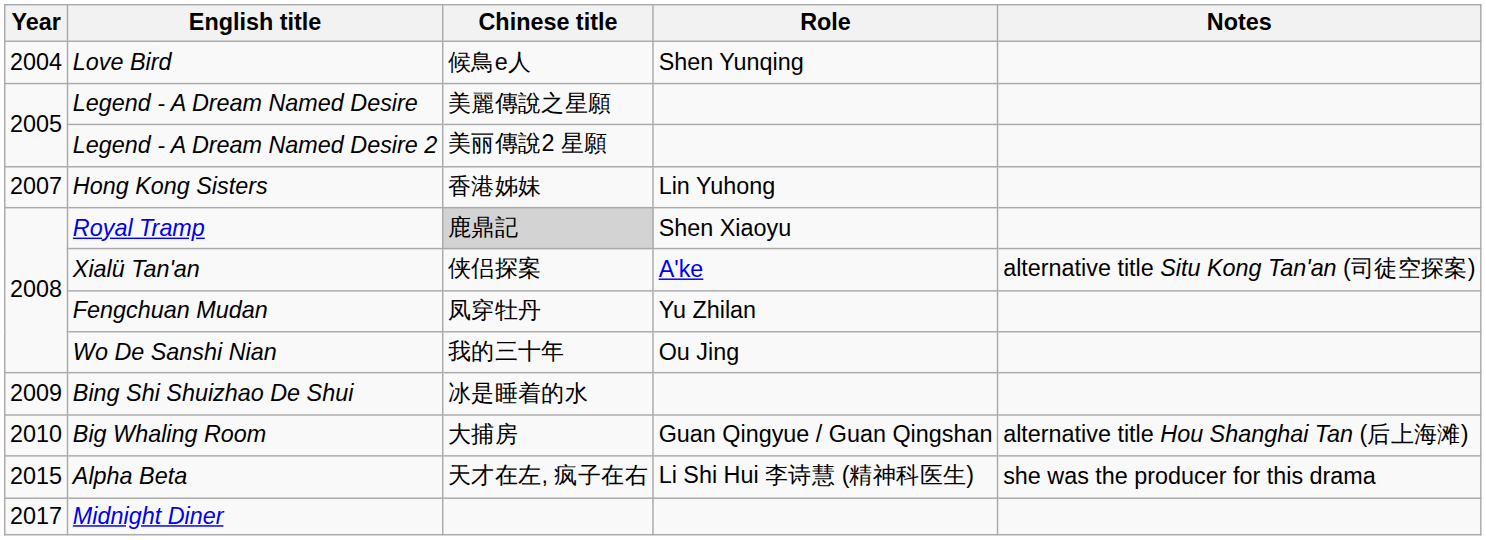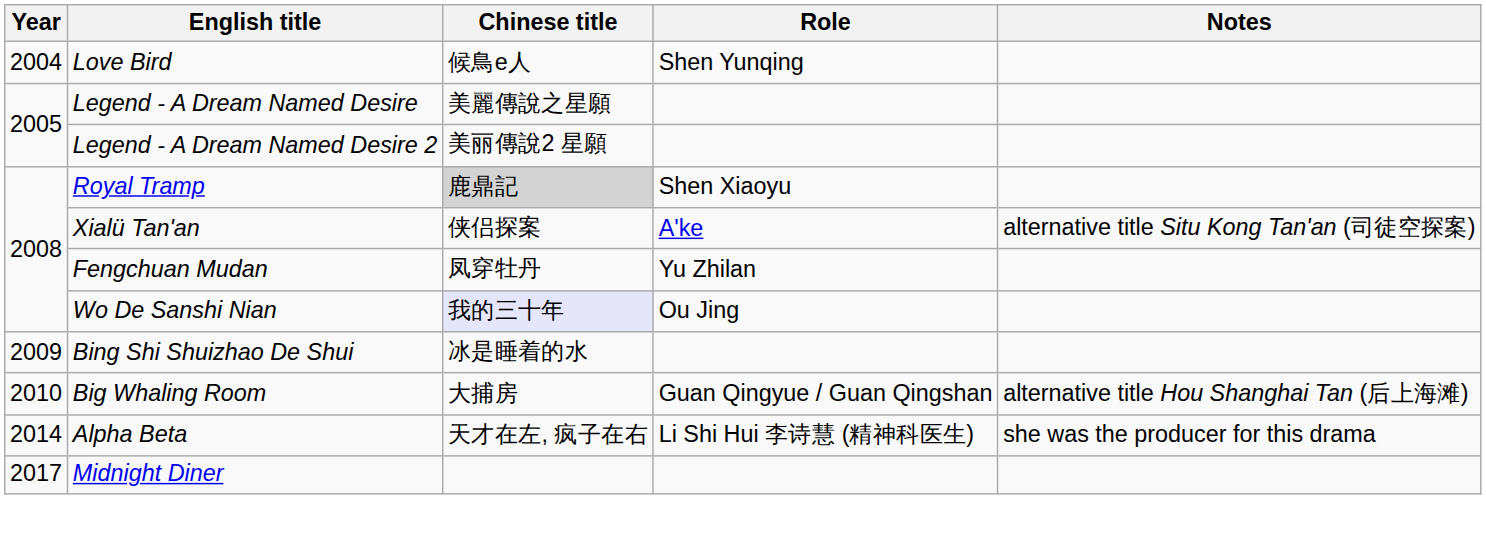- row: (170, 186)
(506, 351) no background -> (506, 310) lavender background
(36, 476) 2015 -> (36, 435) 2014
